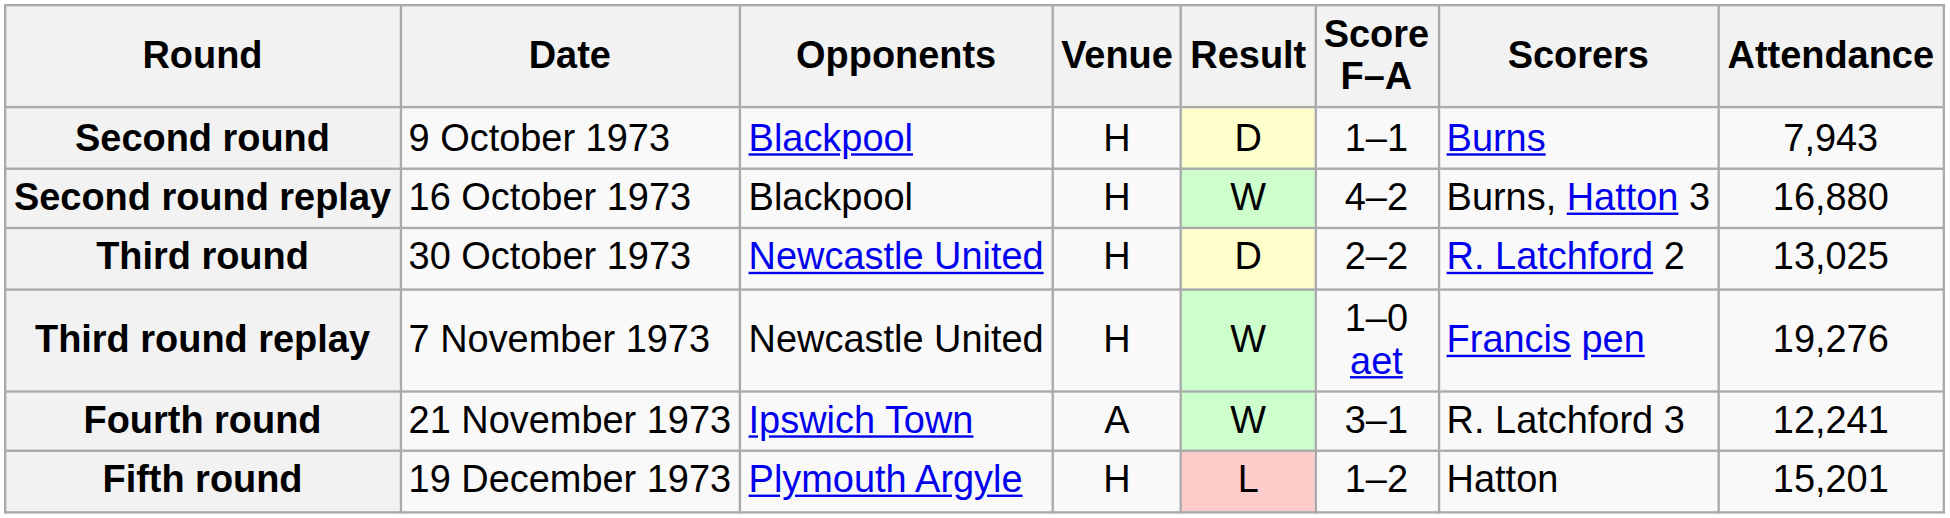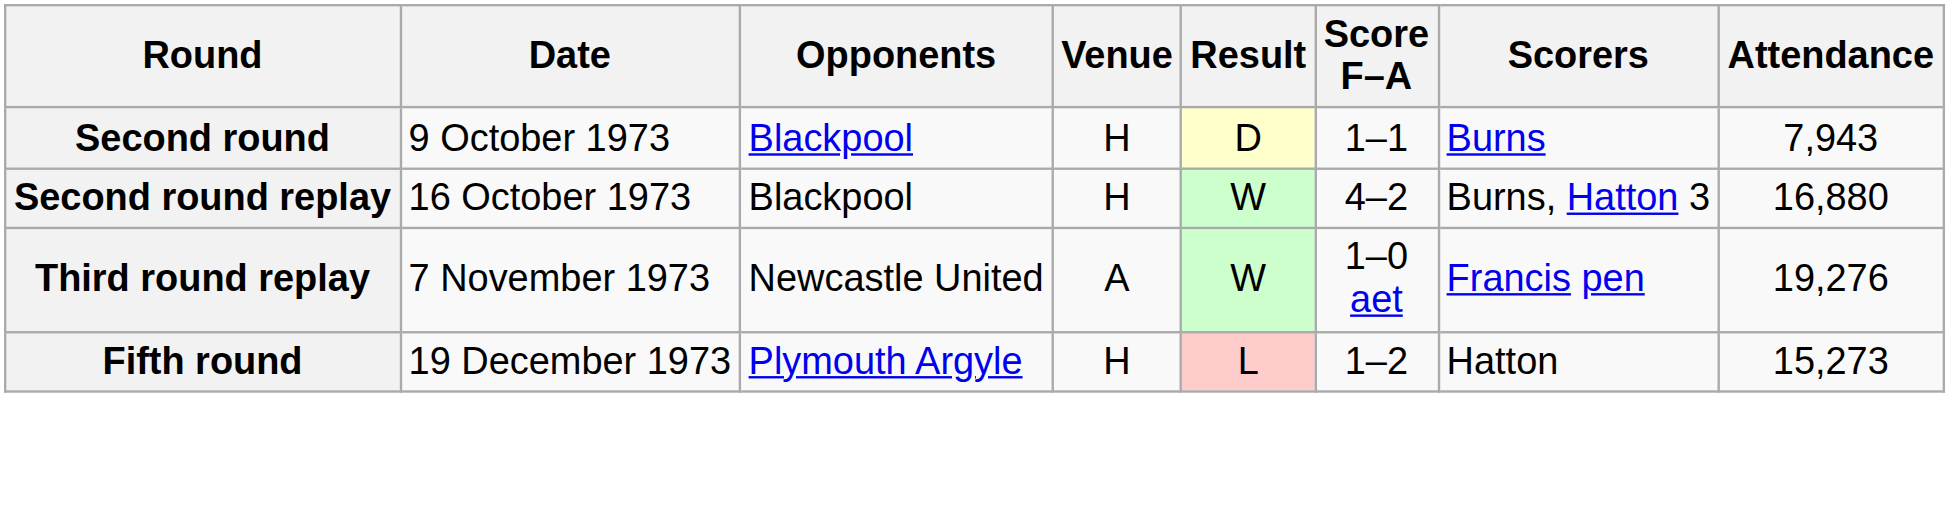- row: (203, 257)
(1117, 339) H -> (1117, 278) A
- row: (203, 420)
(1831, 480) 15,201 -> (1831, 360) 15,273
